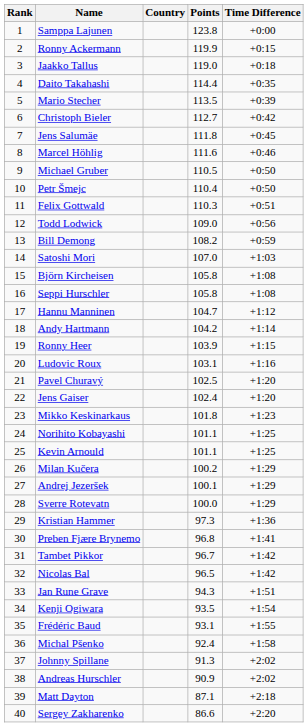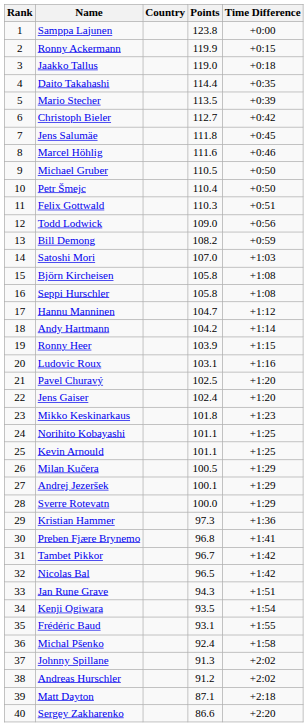(205, 468) 100.2 -> (205, 468) 100.5
(205, 678) 90.9 -> (205, 678) 91.2
